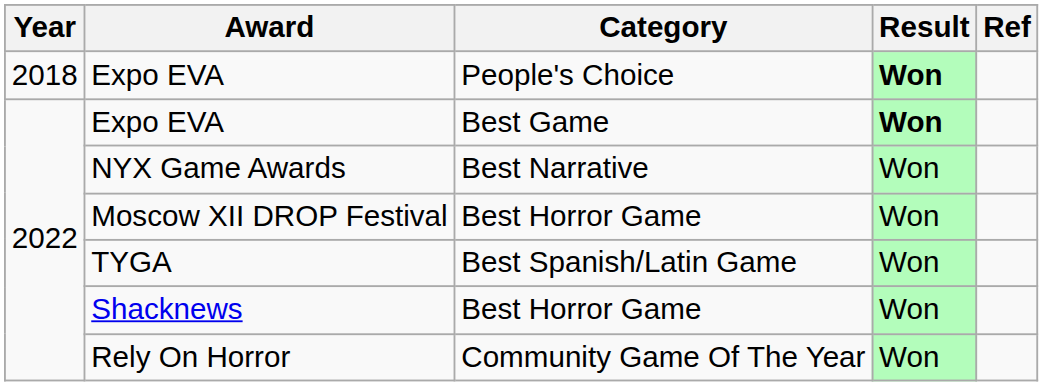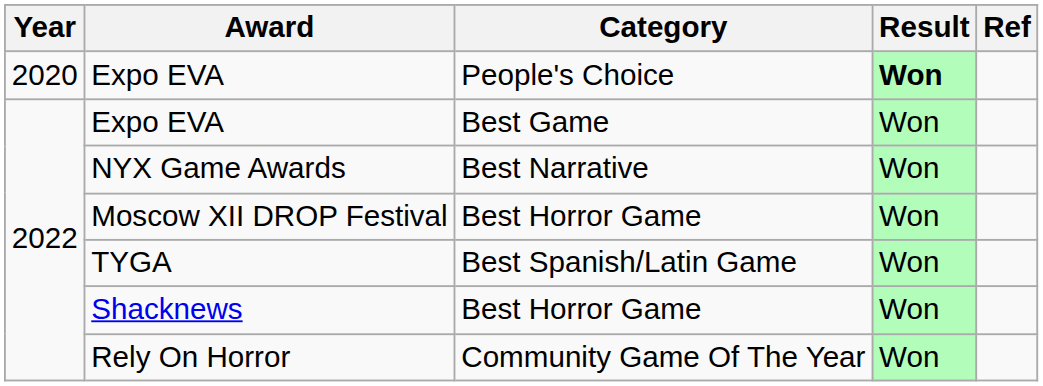(45, 74) 2018 -> (45, 74) 2020
(911, 121) bold -> (909, 121) normal
